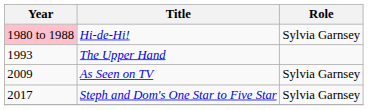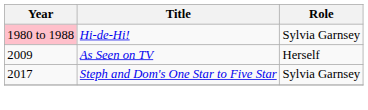- row: (123, 54)
(321, 74) Sylvia Garnsey -> (301, 54) Herself
